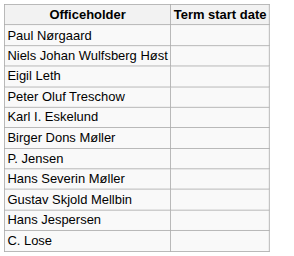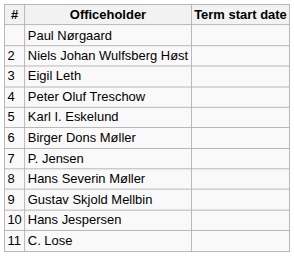+ column: (15, 14)
